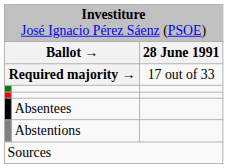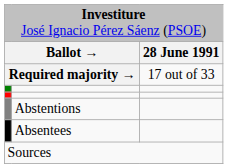rows swapped: (8, 131) <-> (8, 109)
